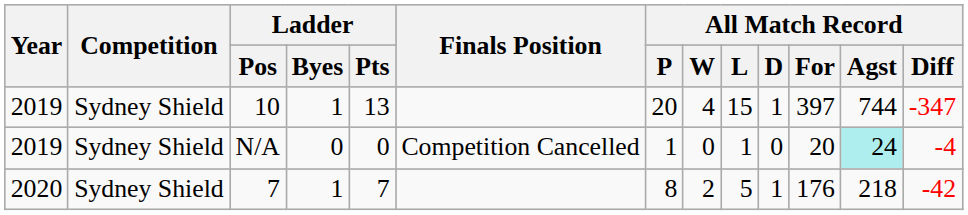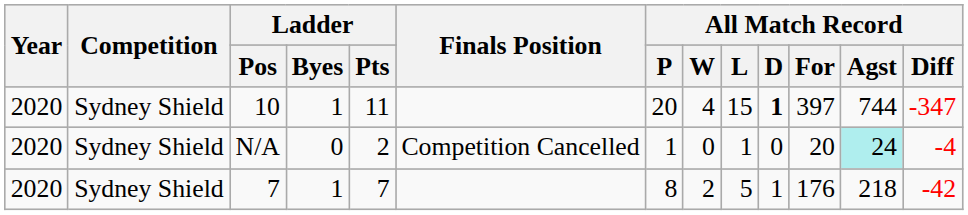(37, 106) 2019 -> (37, 106) 2020
(377, 106) 13 -> (377, 106) 11
(777, 106) normal -> (777, 106) bold
(37, 147) 2019 -> (37, 147) 2020
(383, 147) 0 -> (383, 147) 2
